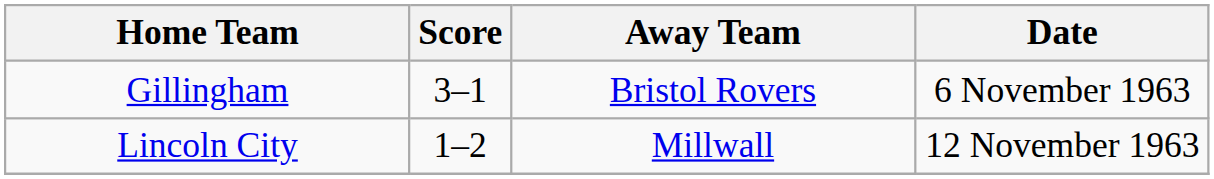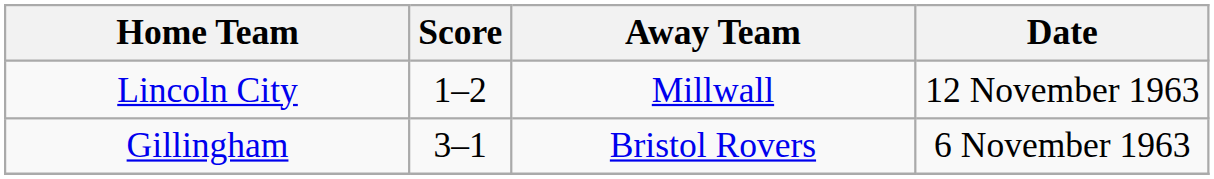rows swapped: (208, 88) <-> (208, 145)
